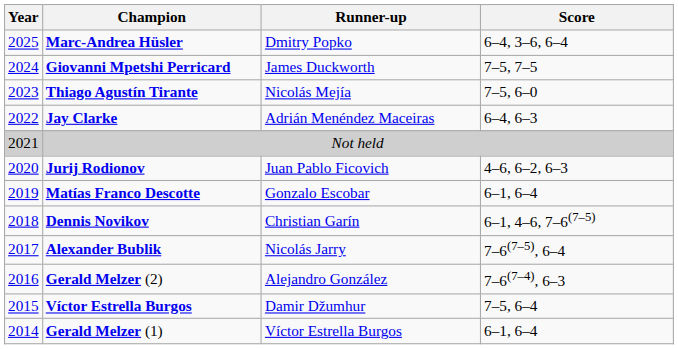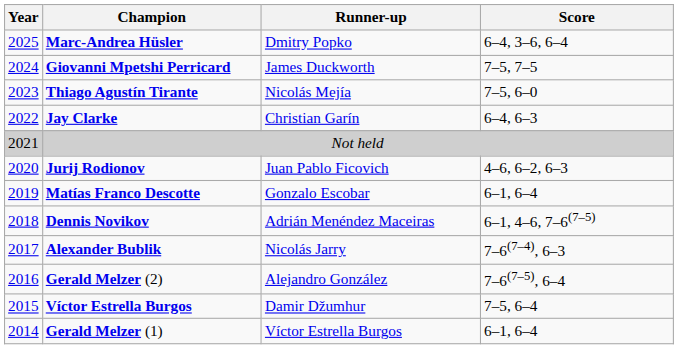(350, 118) Adrián Menéndez Maceiras -> (312, 118) Christian Garín
(312, 220) Christian Garín -> (350, 220) Adrián Menéndez Maceiras
(525, 250) 7–6(7–5), 6–4 -> (525, 250) 7–6(7–4), 6–3
(525, 279) 7–6(7–4), 6–3 -> (525, 279) 7–6(7–5), 6–4
